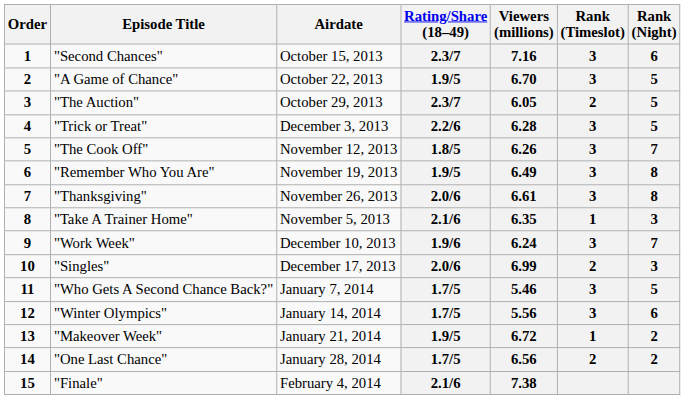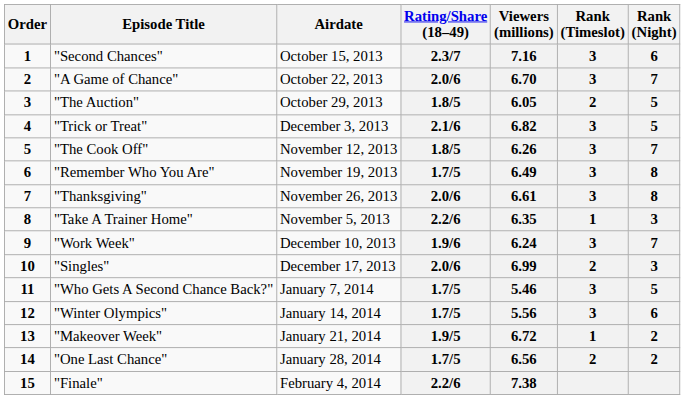(446, 79) 1.9/5 -> (446, 79) 2.0/6
(654, 79) 5 -> (654, 79) 7
(446, 102) 2.3/7 -> (446, 102) 1.8/5
(446, 126) 2.2/6 -> (446, 126) 2.1/6
(524, 126) 6.28 -> (524, 126) 6.82
(446, 172) 1.9/5 -> (446, 172) 1.7/5
(446, 219) 2.1/6 -> (446, 219) 2.2/6
(446, 382) 2.1/6 -> (446, 382) 2.2/6
